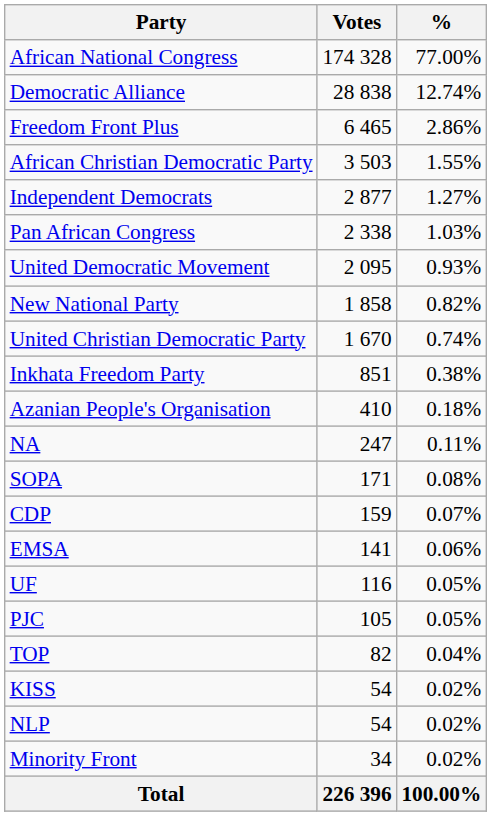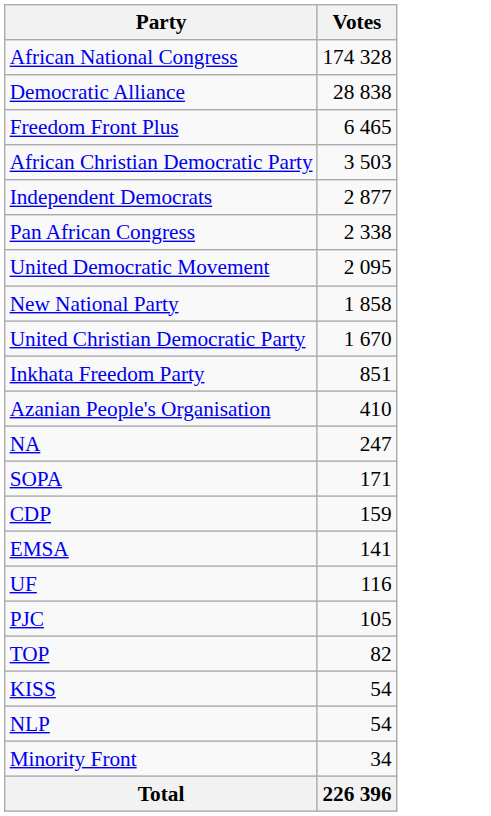- column: (441, 22)
